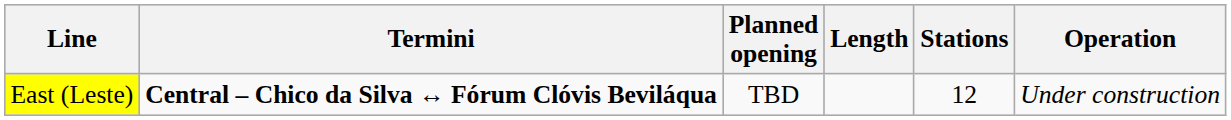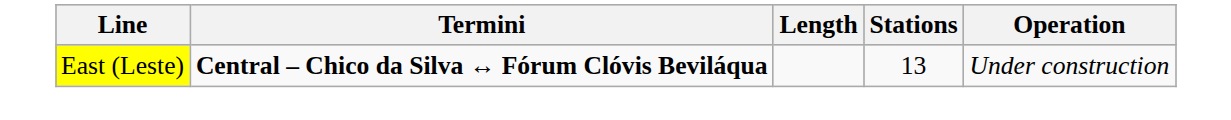- column: (774, 39)
(964, 94) 12 -> (914, 65) 13
